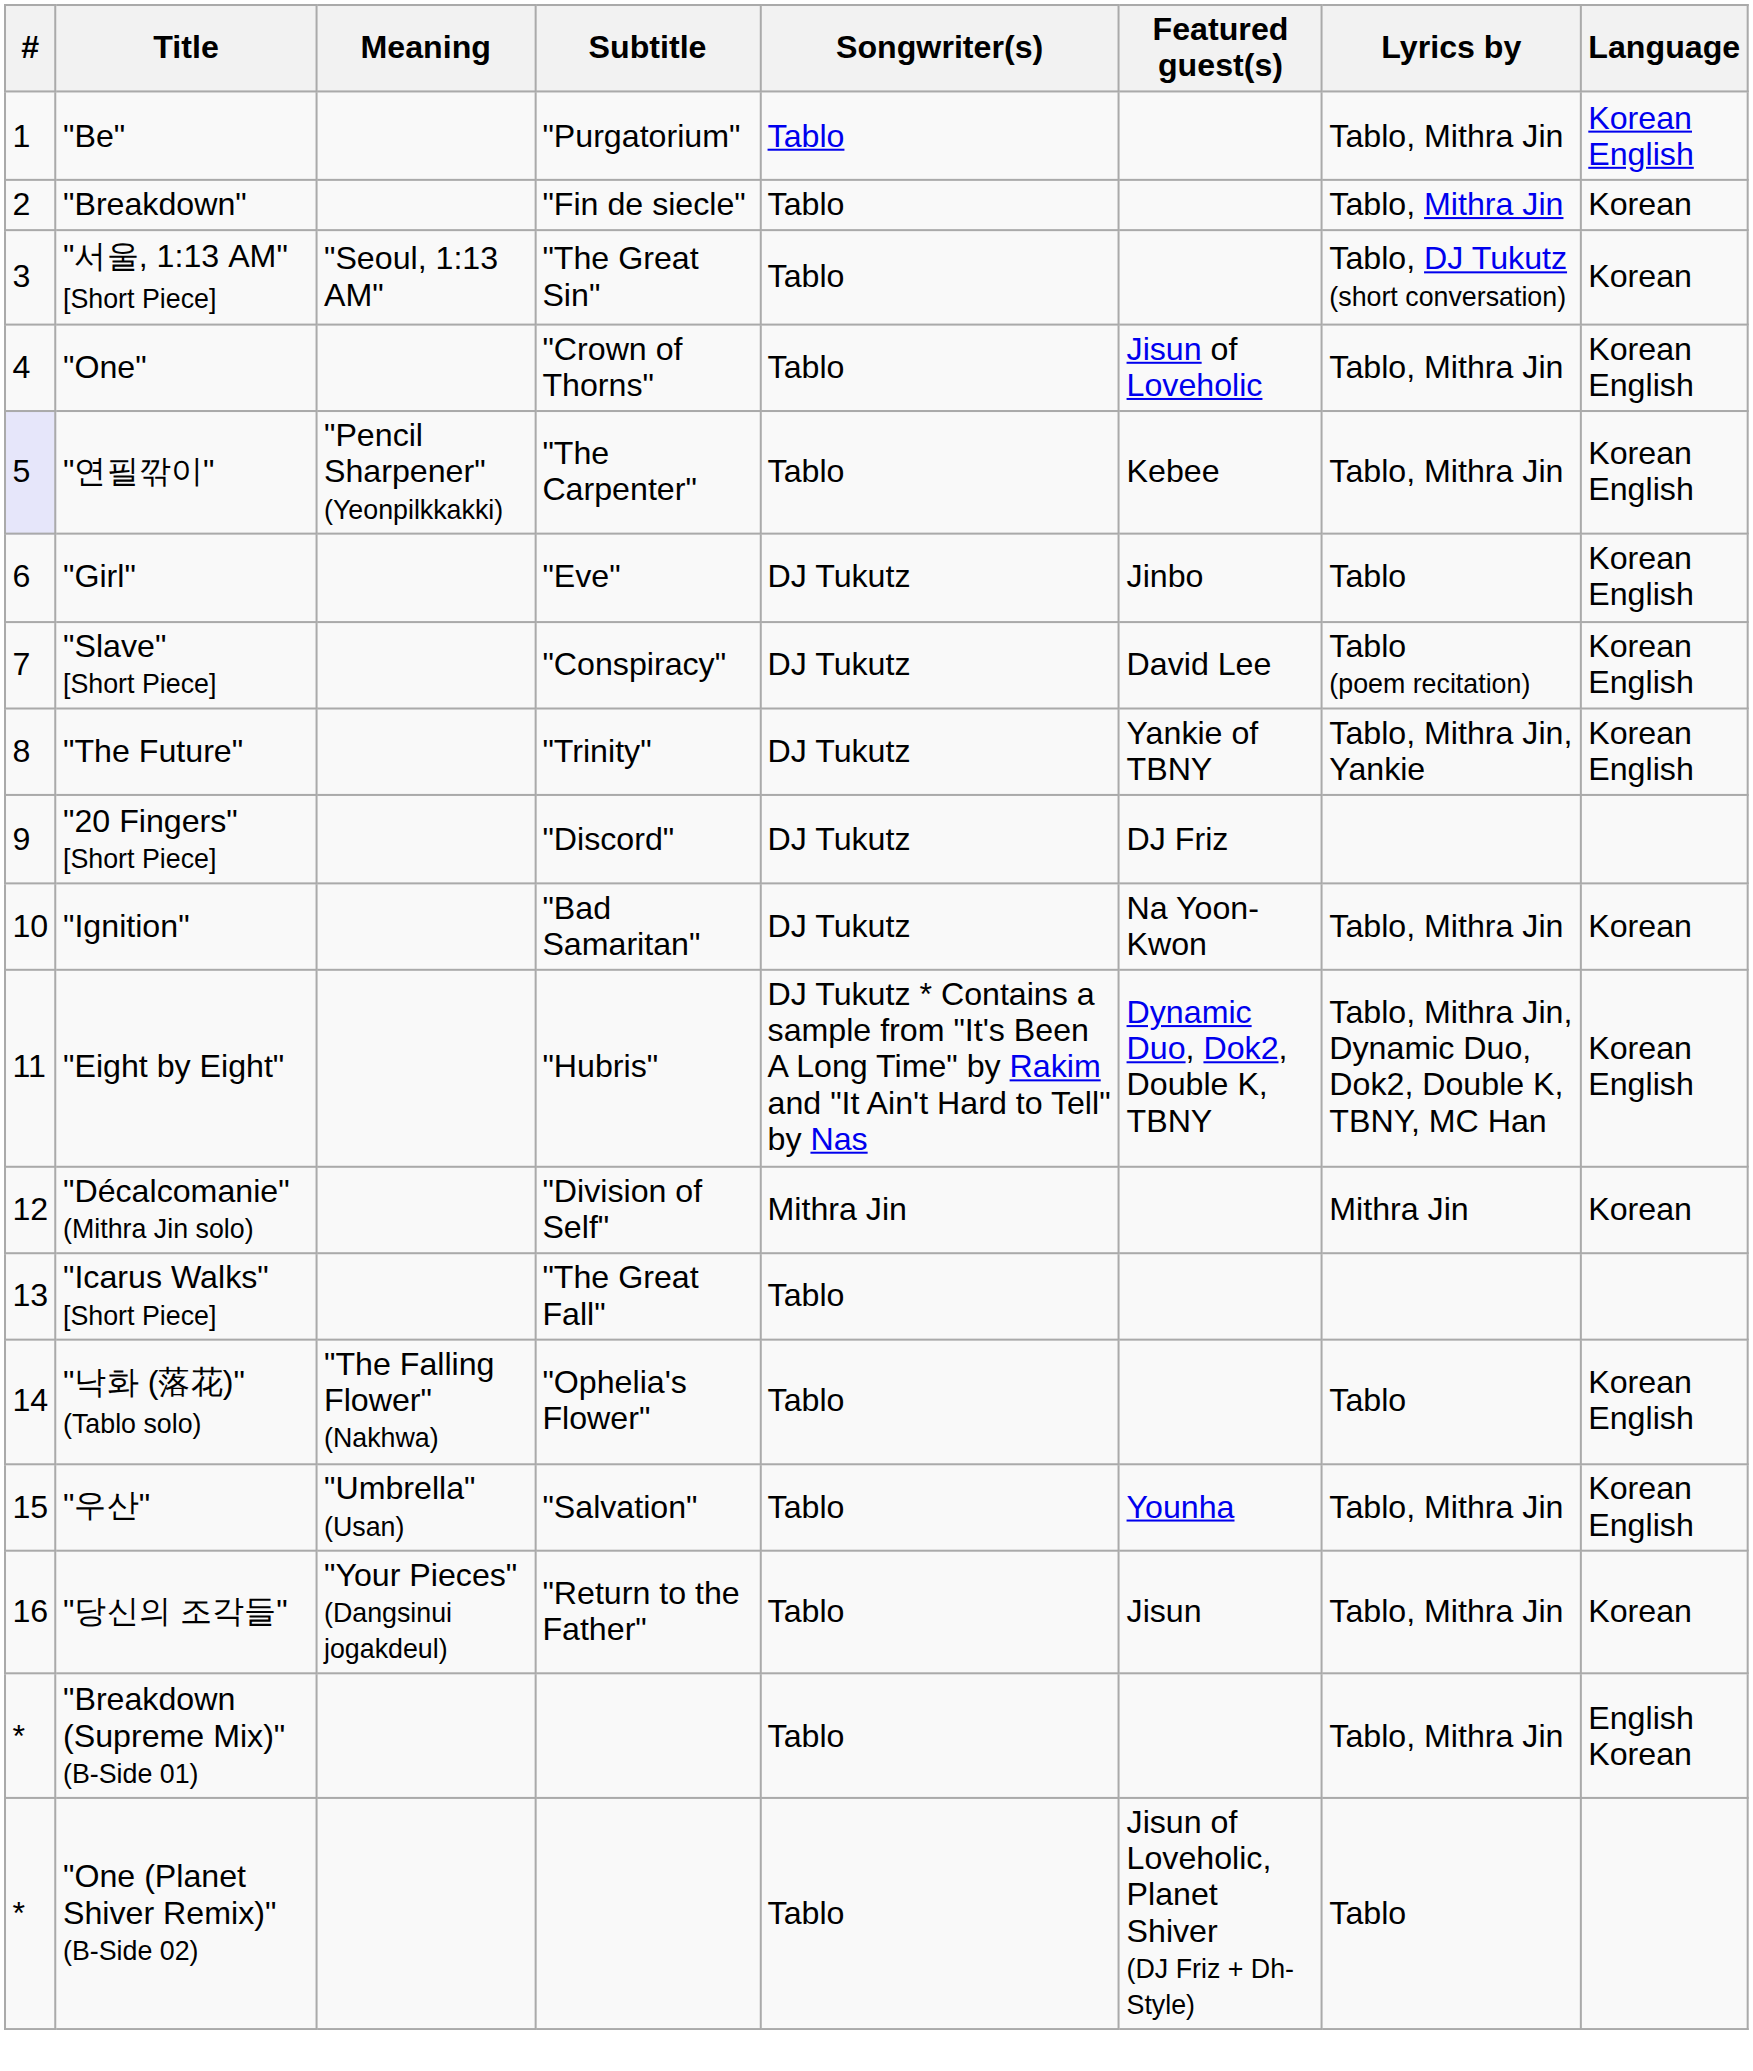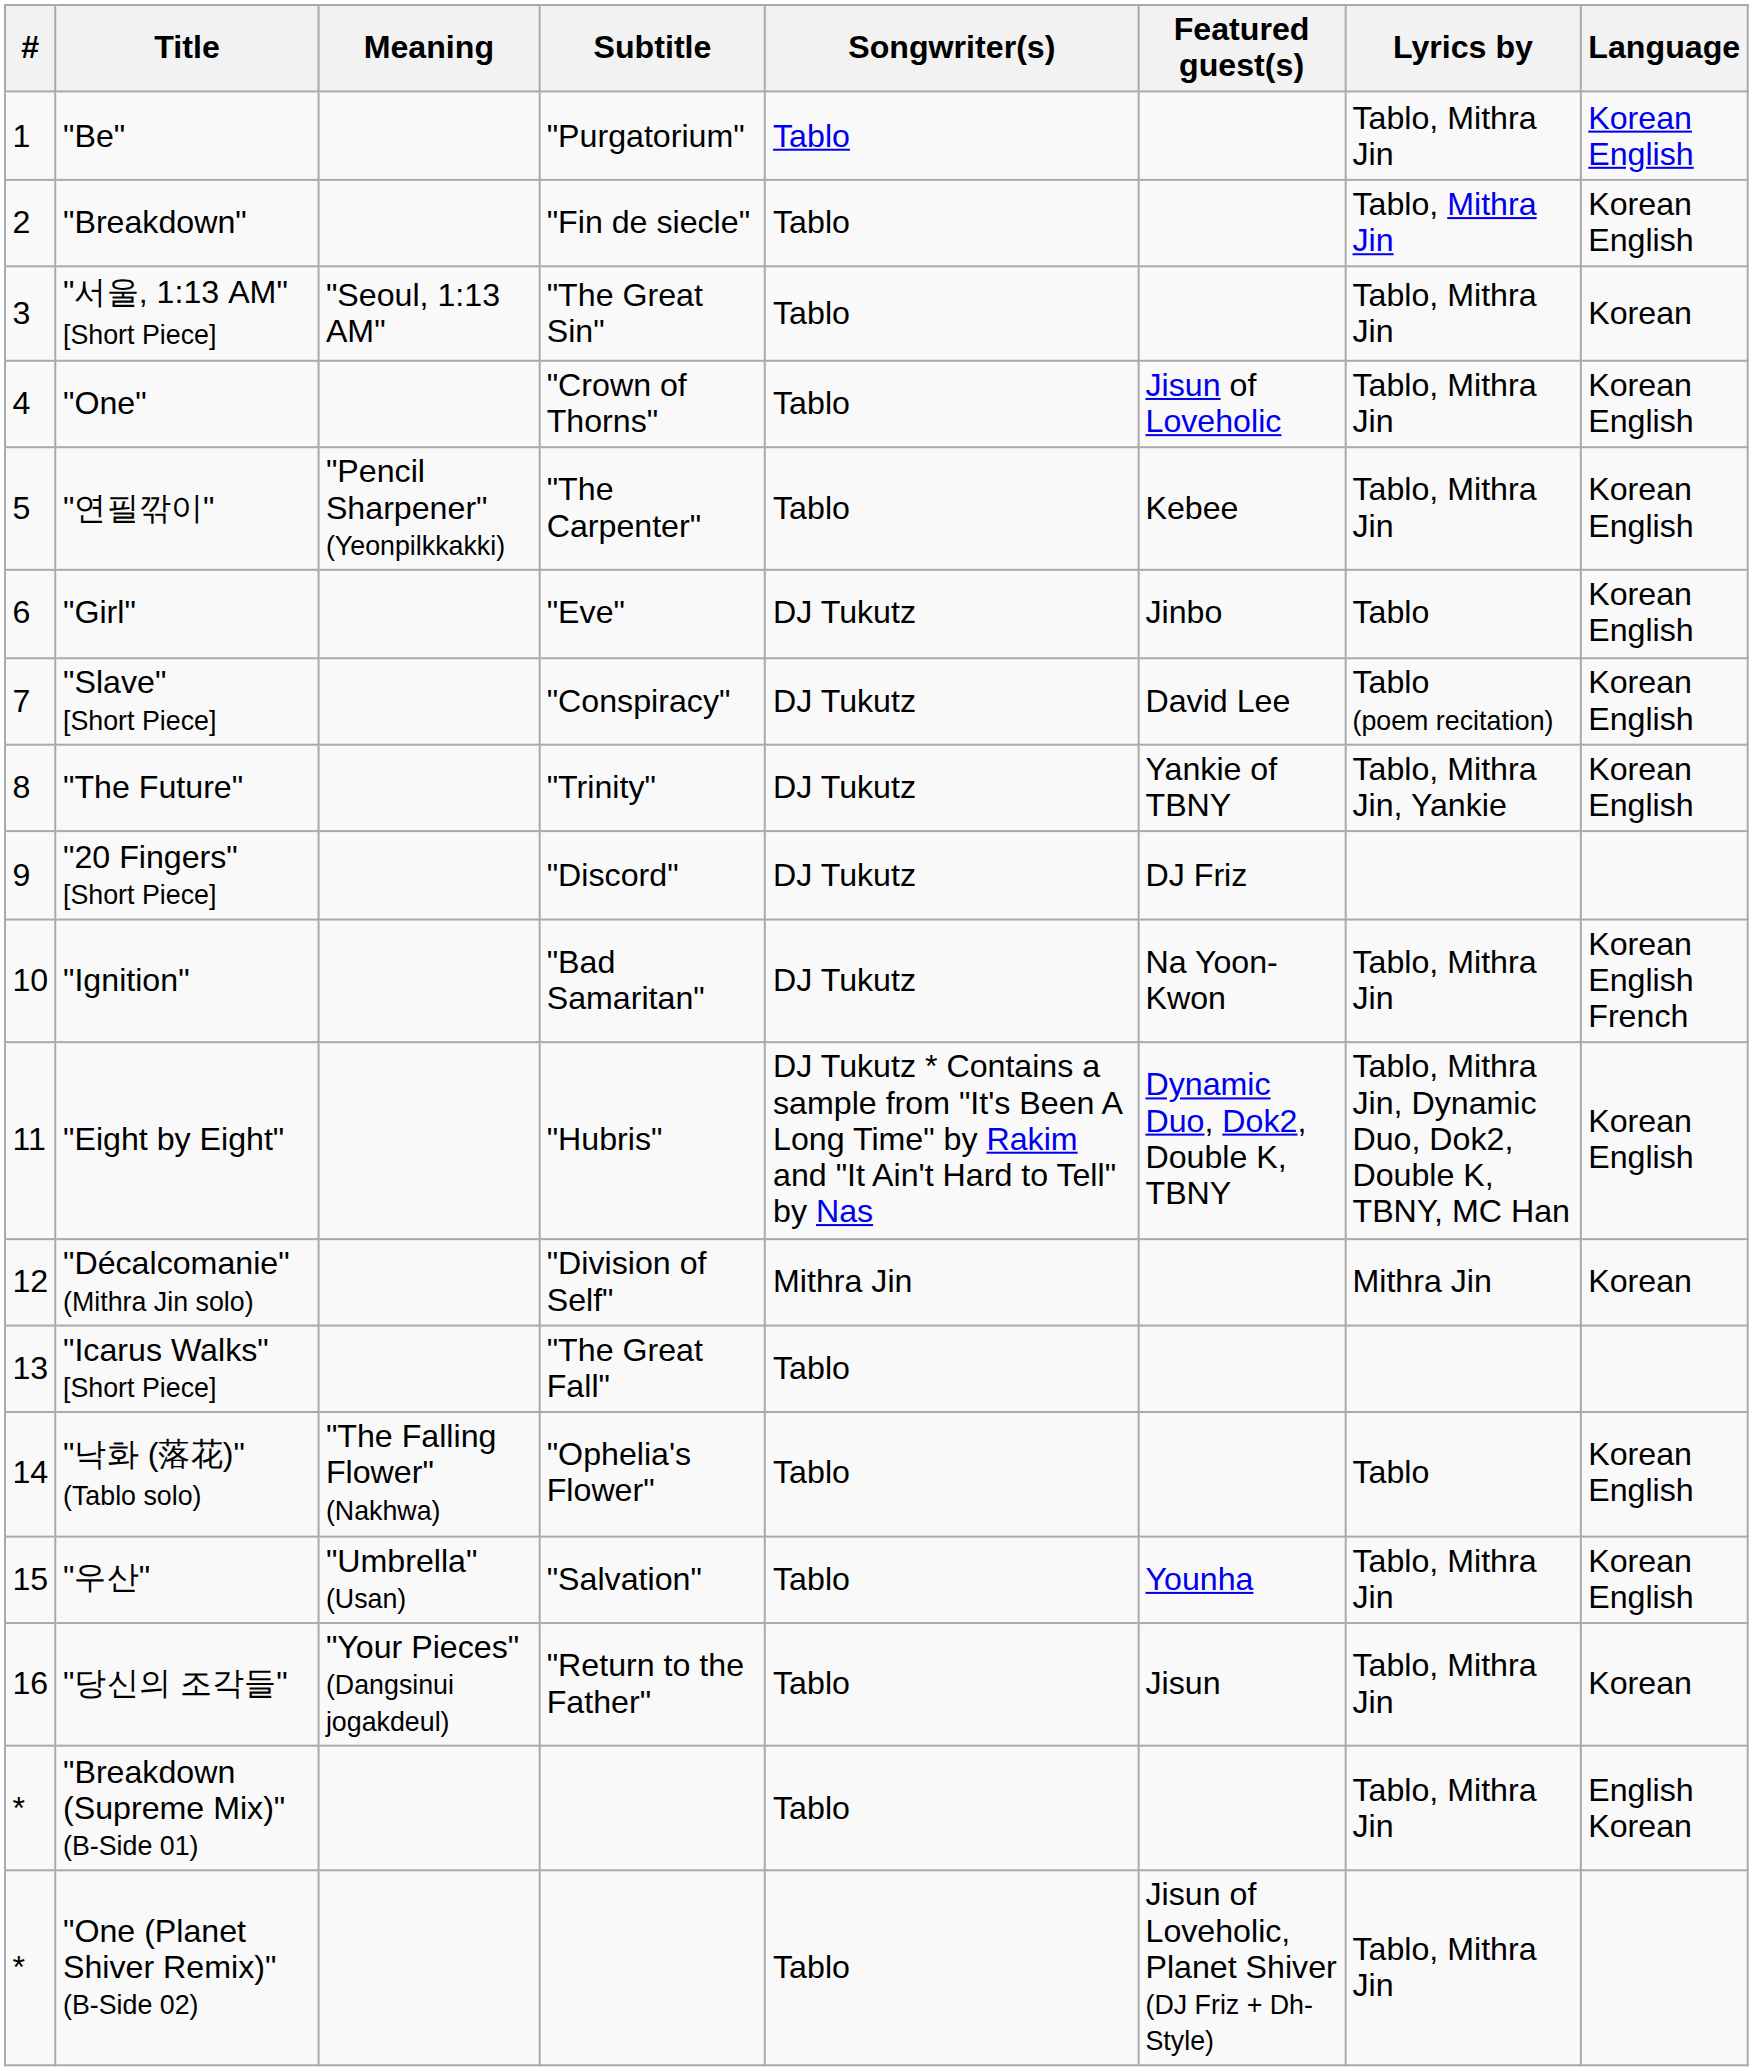(1640, 204) Korean -> (1641, 222) Korean English
(1448, 276) Tablo, DJ Tukutz (short conversation) -> (1445, 312) Tablo, Mithra Jin
(21, 471) lavender background -> (21, 508) no background
(1640, 925) Korean -> (1641, 980) Korean English French
(1368, 1912) Tablo -> (1445, 1967) Tablo, Mithra Jin
